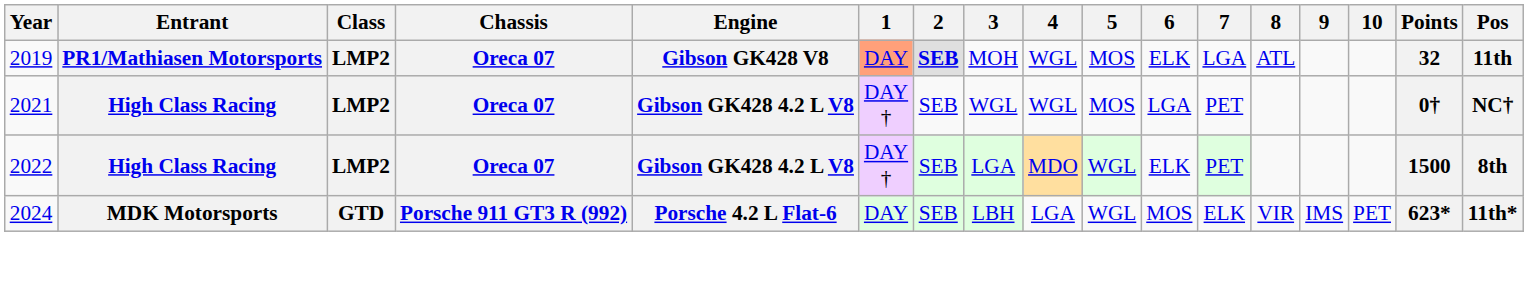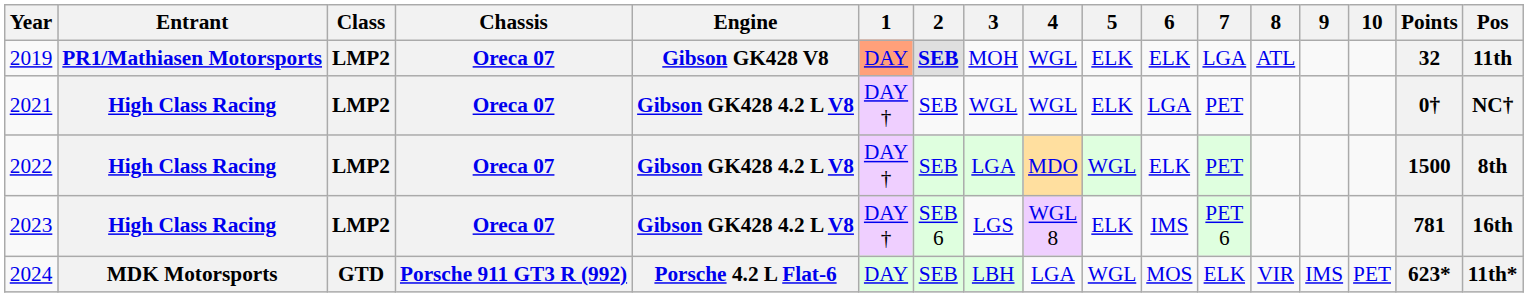(1112, 57) MOS -> (1112, 57) ELK
(1112, 105) MOS -> (1112, 105) ELK
+ row: (31, 225)
